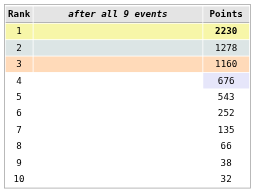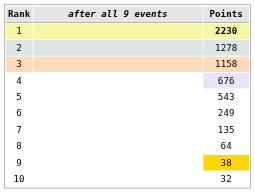(226, 64) 1160 -> (226, 64) 1158
(226, 113) 252 -> (226, 113) 249
(226, 146) 66 -> (226, 146) 64
(226, 163) no background -> (226, 163) gold background
